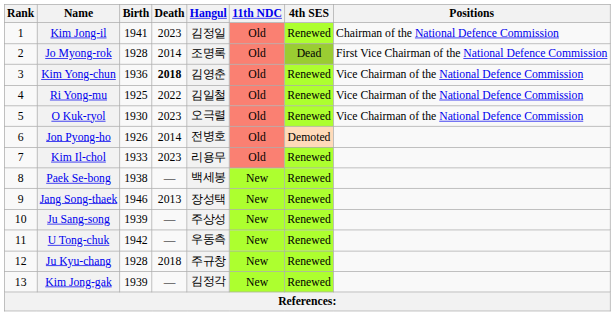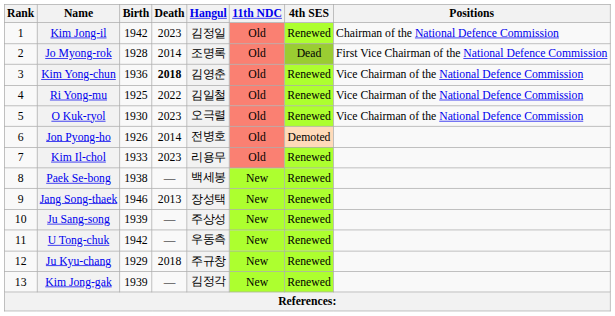(136, 33) 1941 -> (136, 33) 1942
(136, 261) 1928 -> (136, 261) 1929
